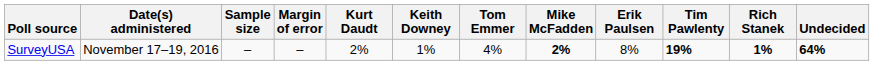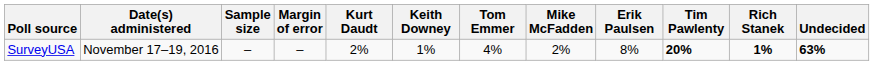(561, 49) bold -> (561, 49) normal
(679, 49) 19% -> (679, 49) 20%
(812, 49) 64% -> (812, 49) 63%
